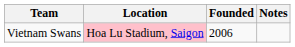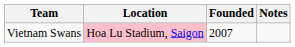(221, 32) 2006 -> (221, 32) 2007
